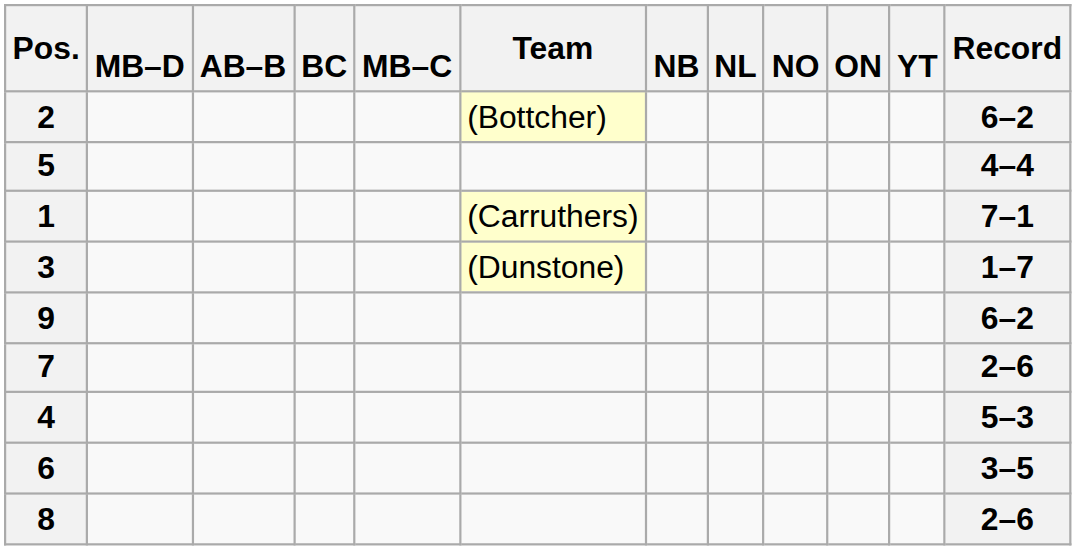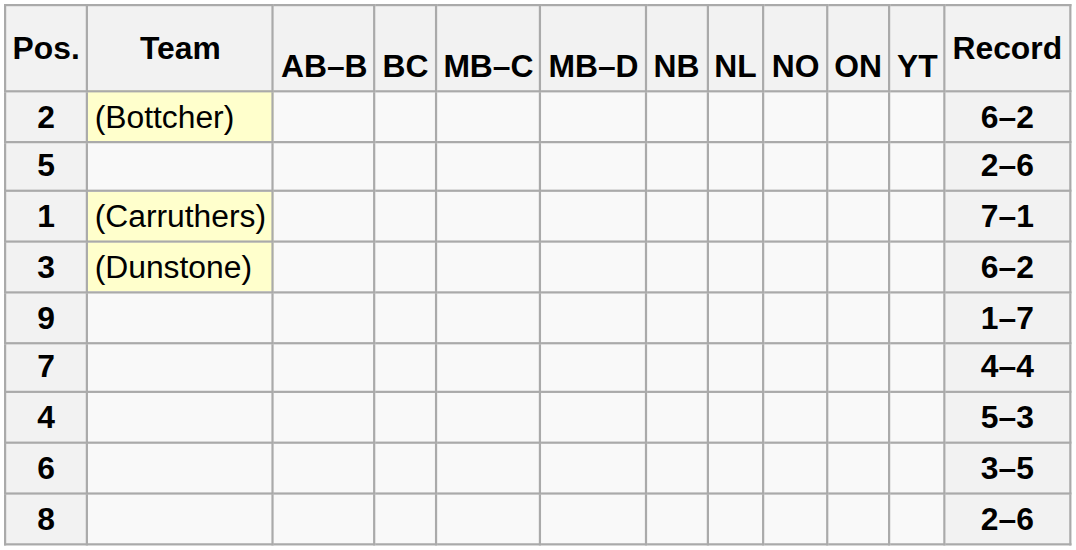columns swapped: (553, 48) <-> (140, 66)
(1007, 167) 4–4 -> (1007, 167) 2–6
(1007, 267) 1–7 -> (1007, 267) 6–2
(1007, 317) 6–2 -> (1007, 317) 1–7
(1007, 368) 2–6 -> (1007, 368) 4–4
